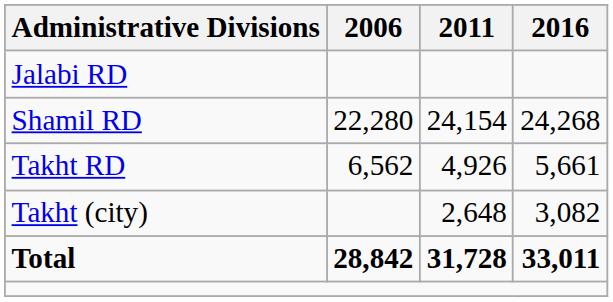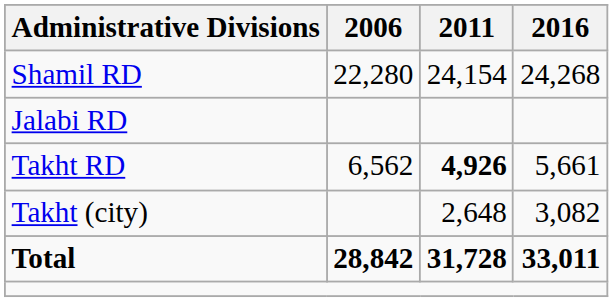rows swapped: (69, 73) <-> (77, 119)
(474, 166) normal -> (474, 166) bold
